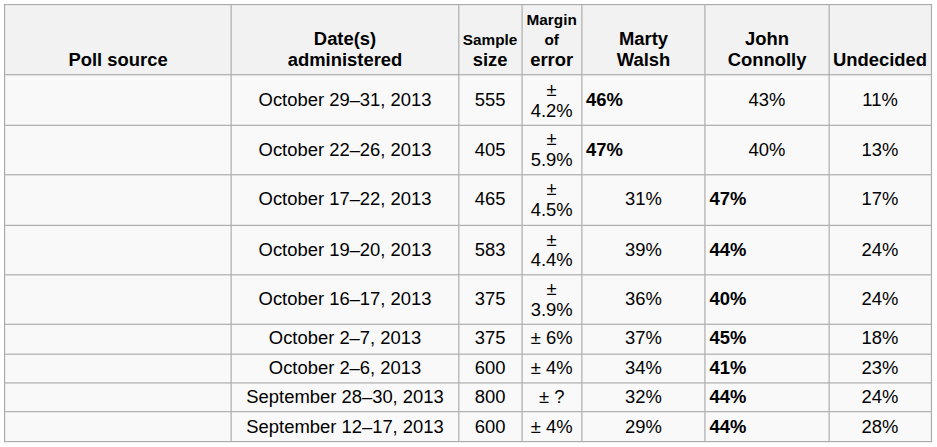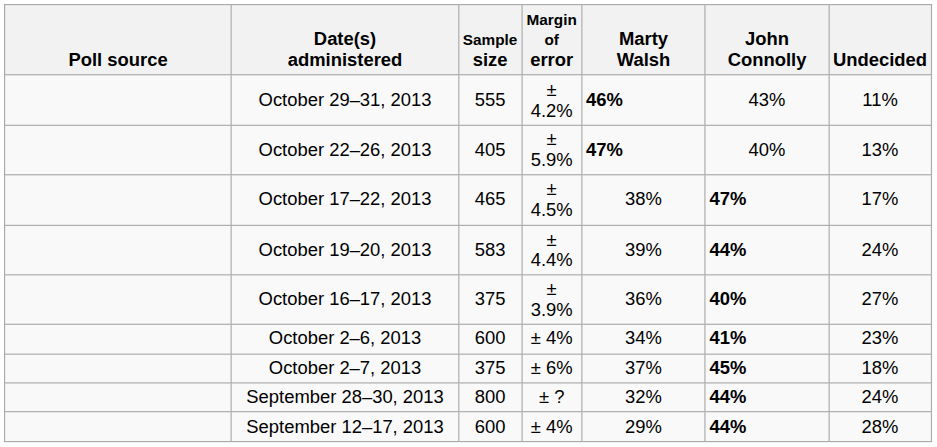(644, 199) 31% -> (644, 199) 38%
(880, 299) 24% -> (880, 299) 27%
rows swapped: (345, 339) <-> (345, 368)
